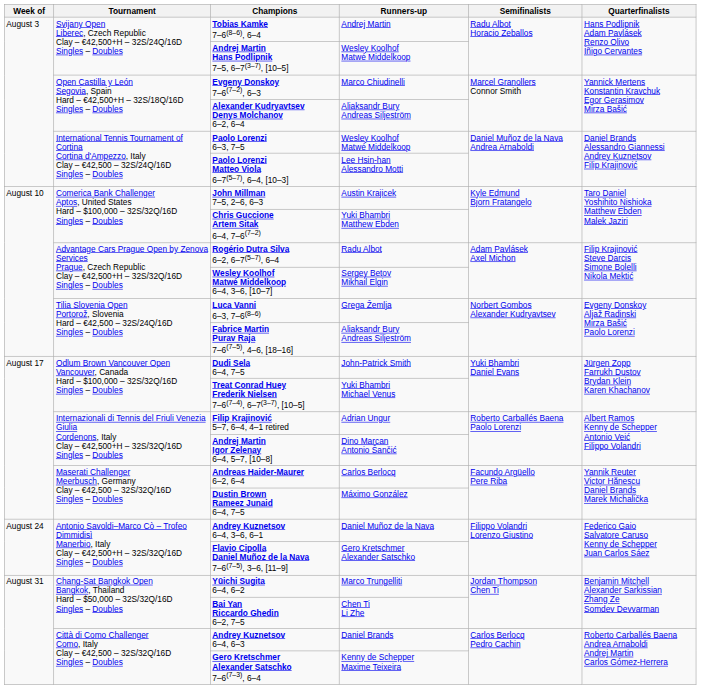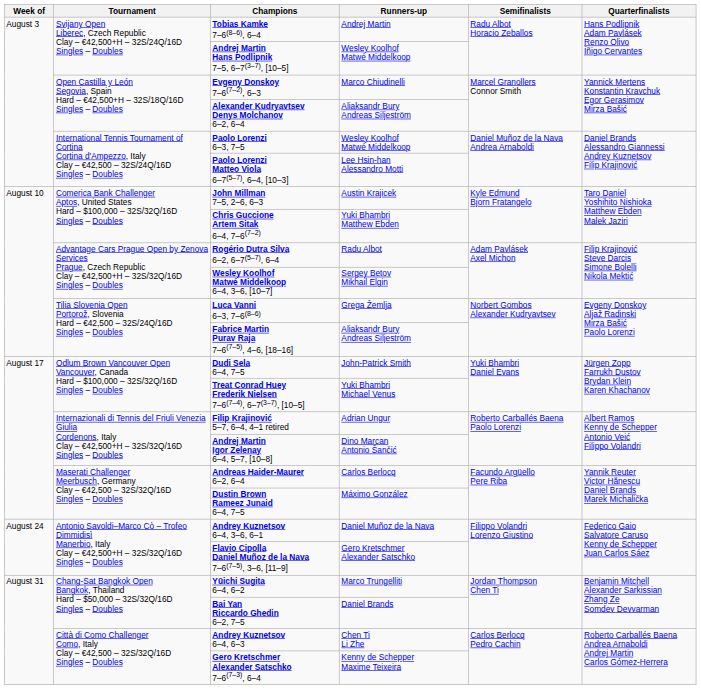(356, 608) Chen Ti Li Zhe -> (367, 603) Daniel Brands
(367, 635) Daniel Brands -> (356, 639) Chen Ti Li Zhe
